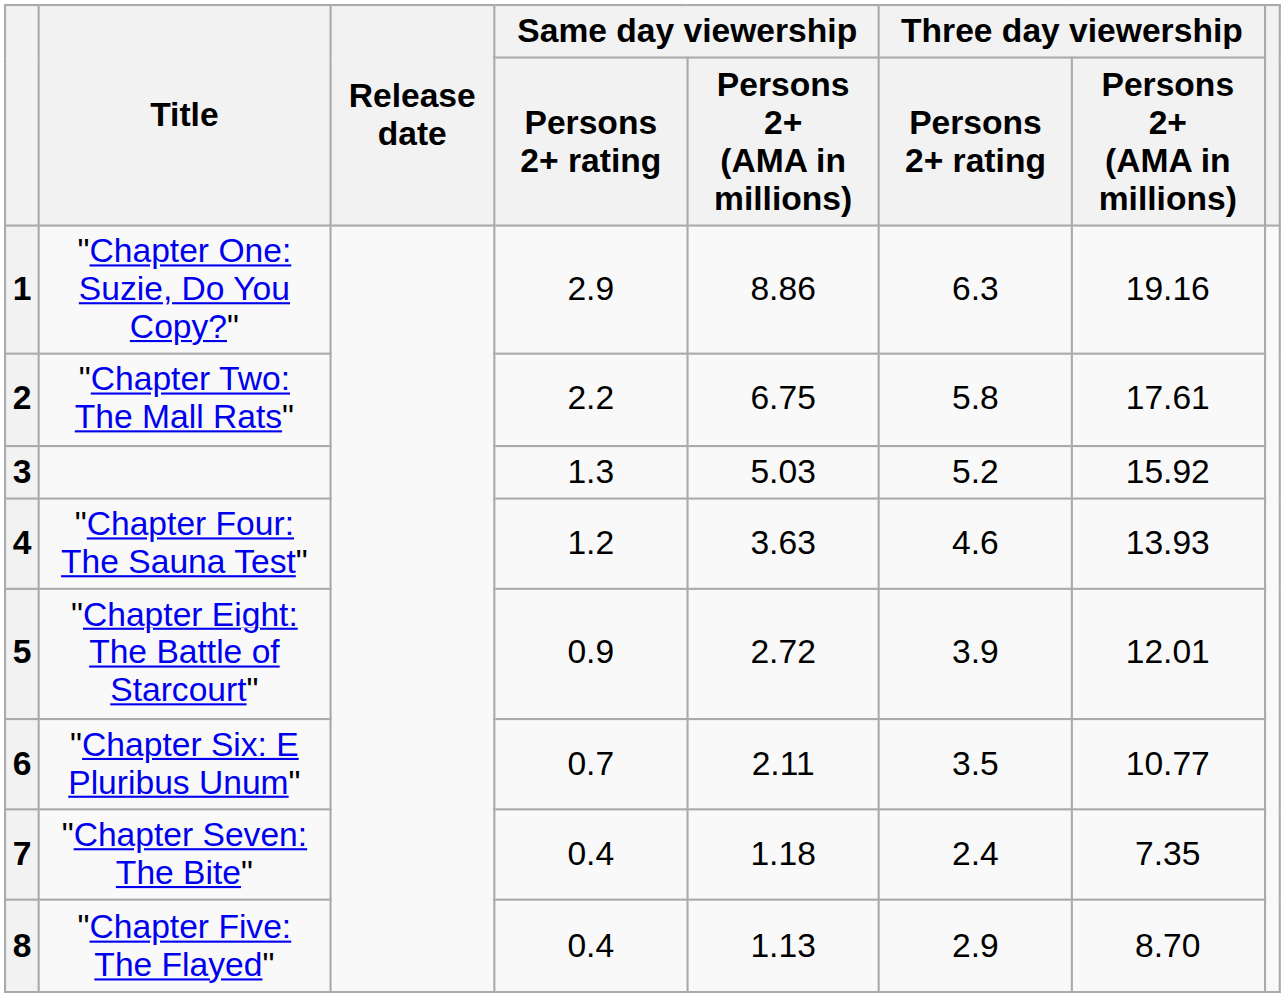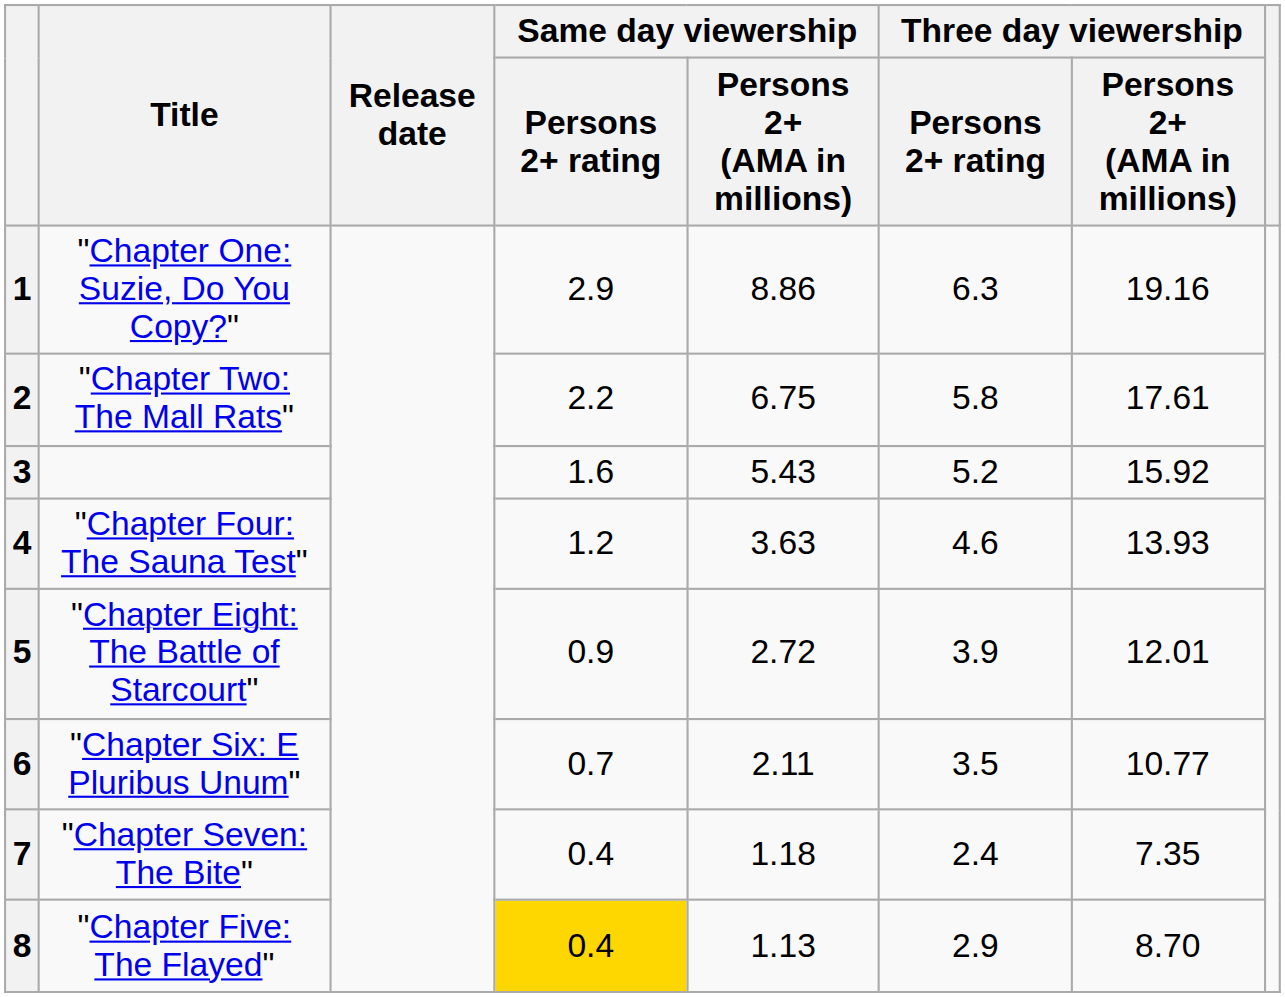(591, 471) 1.3 -> (591, 471) 1.6
(783, 471) 5.03 -> (783, 471) 5.43
(591, 945) no background -> (591, 945) gold background
